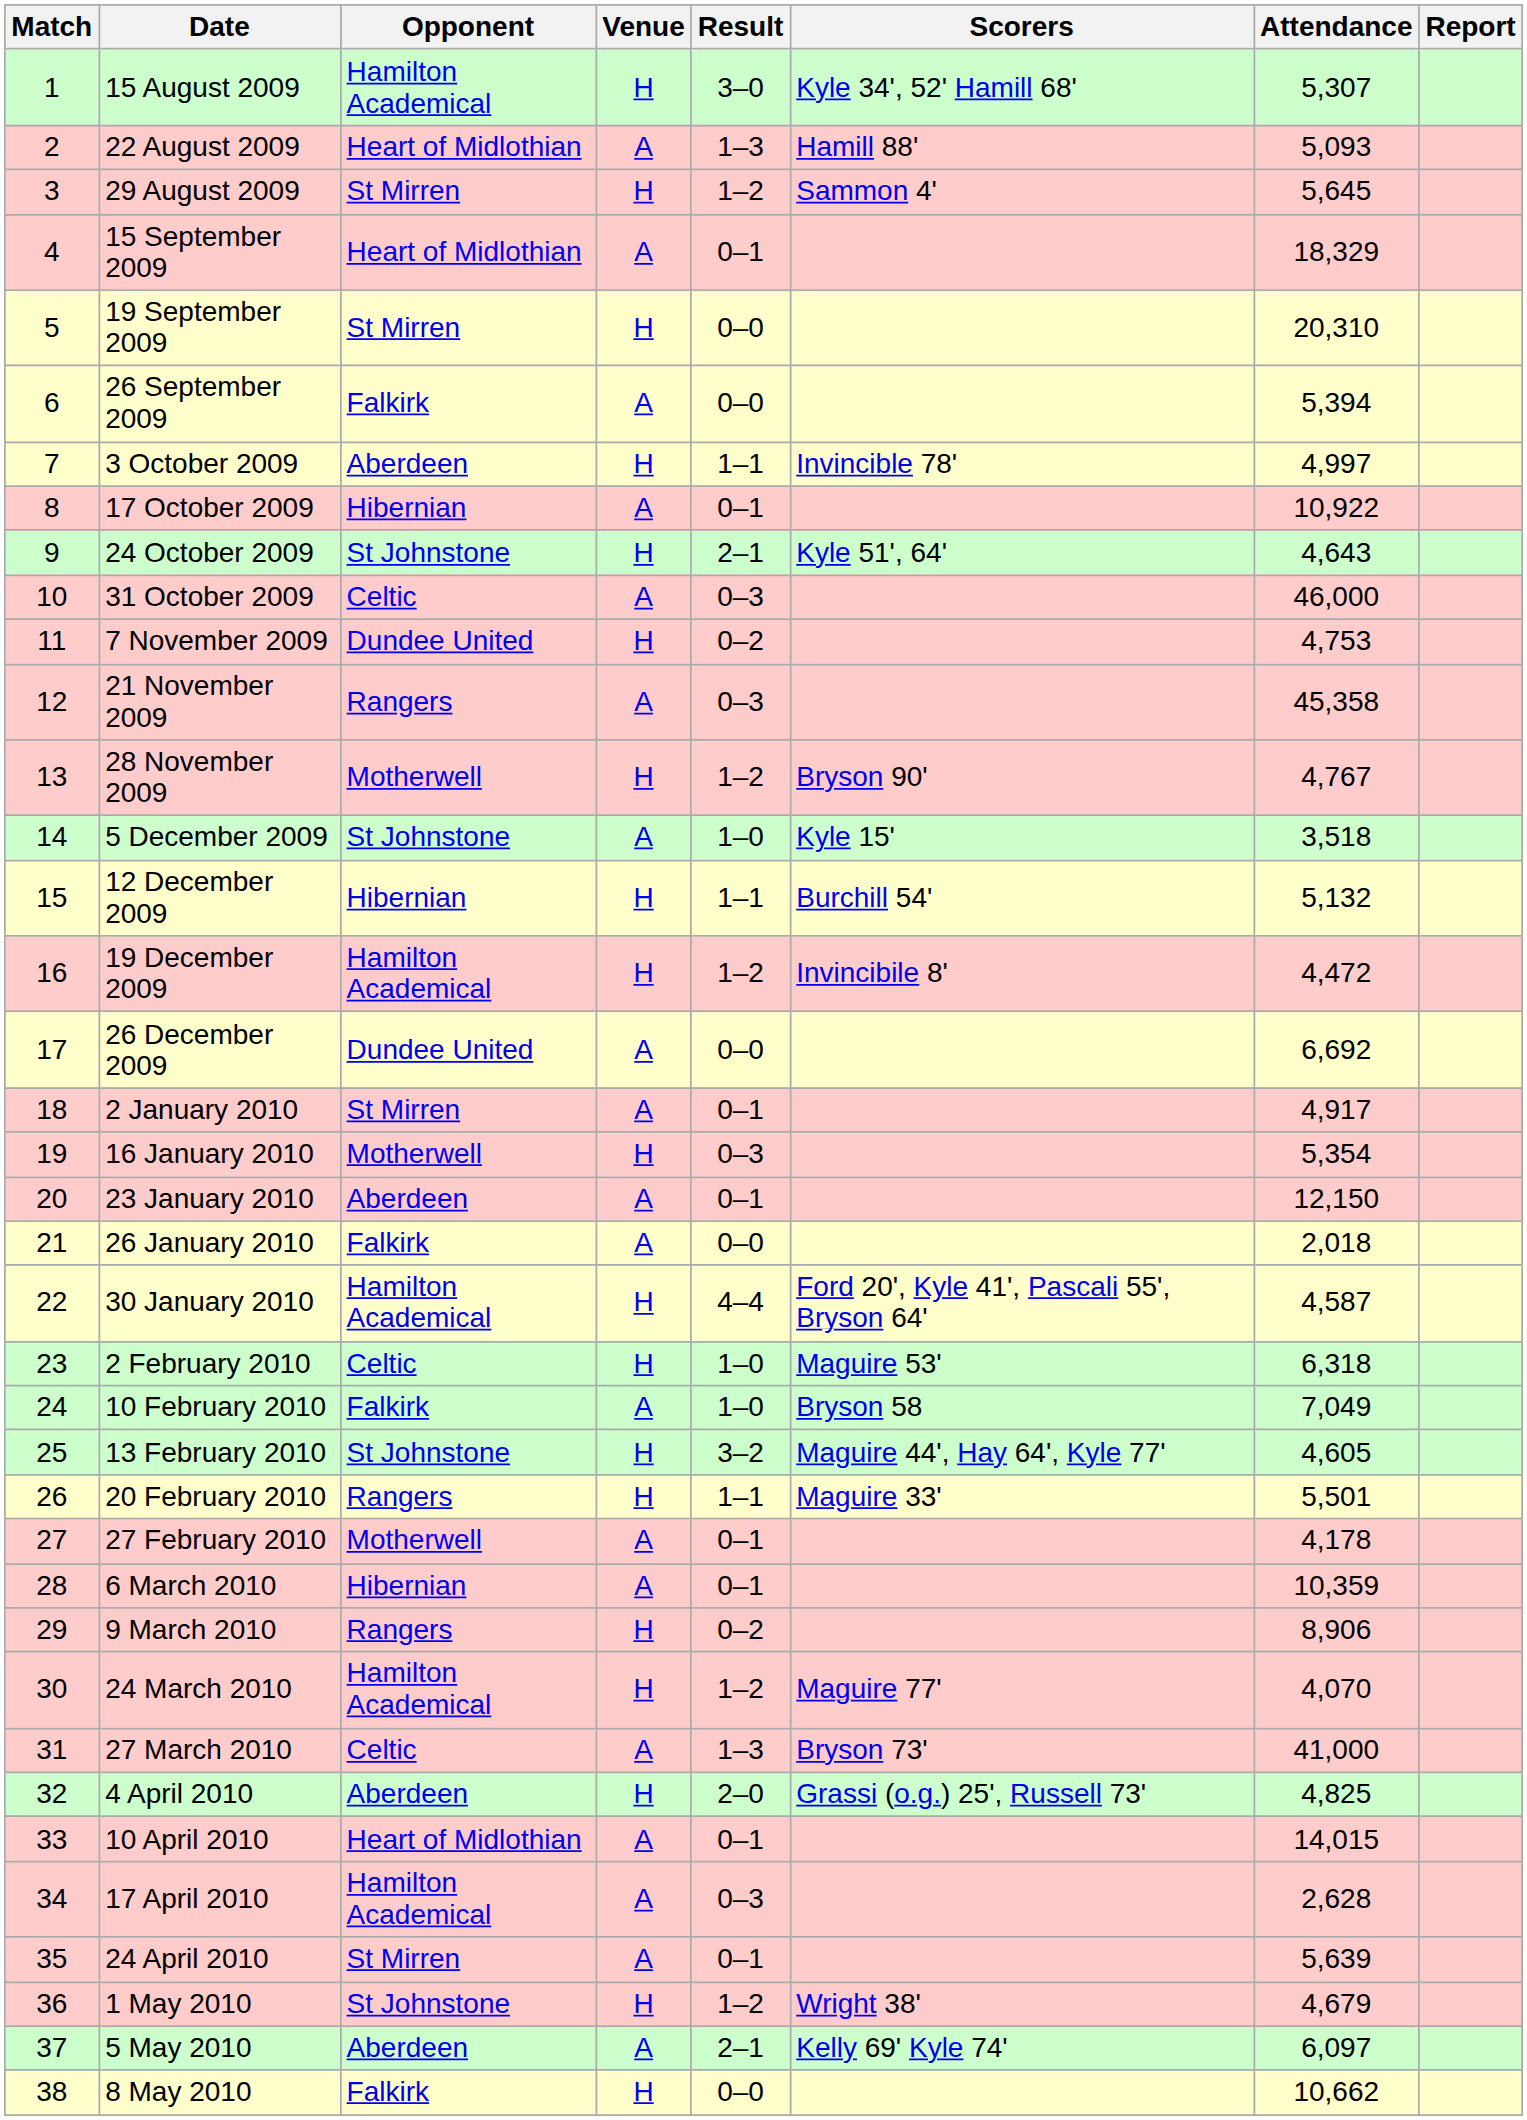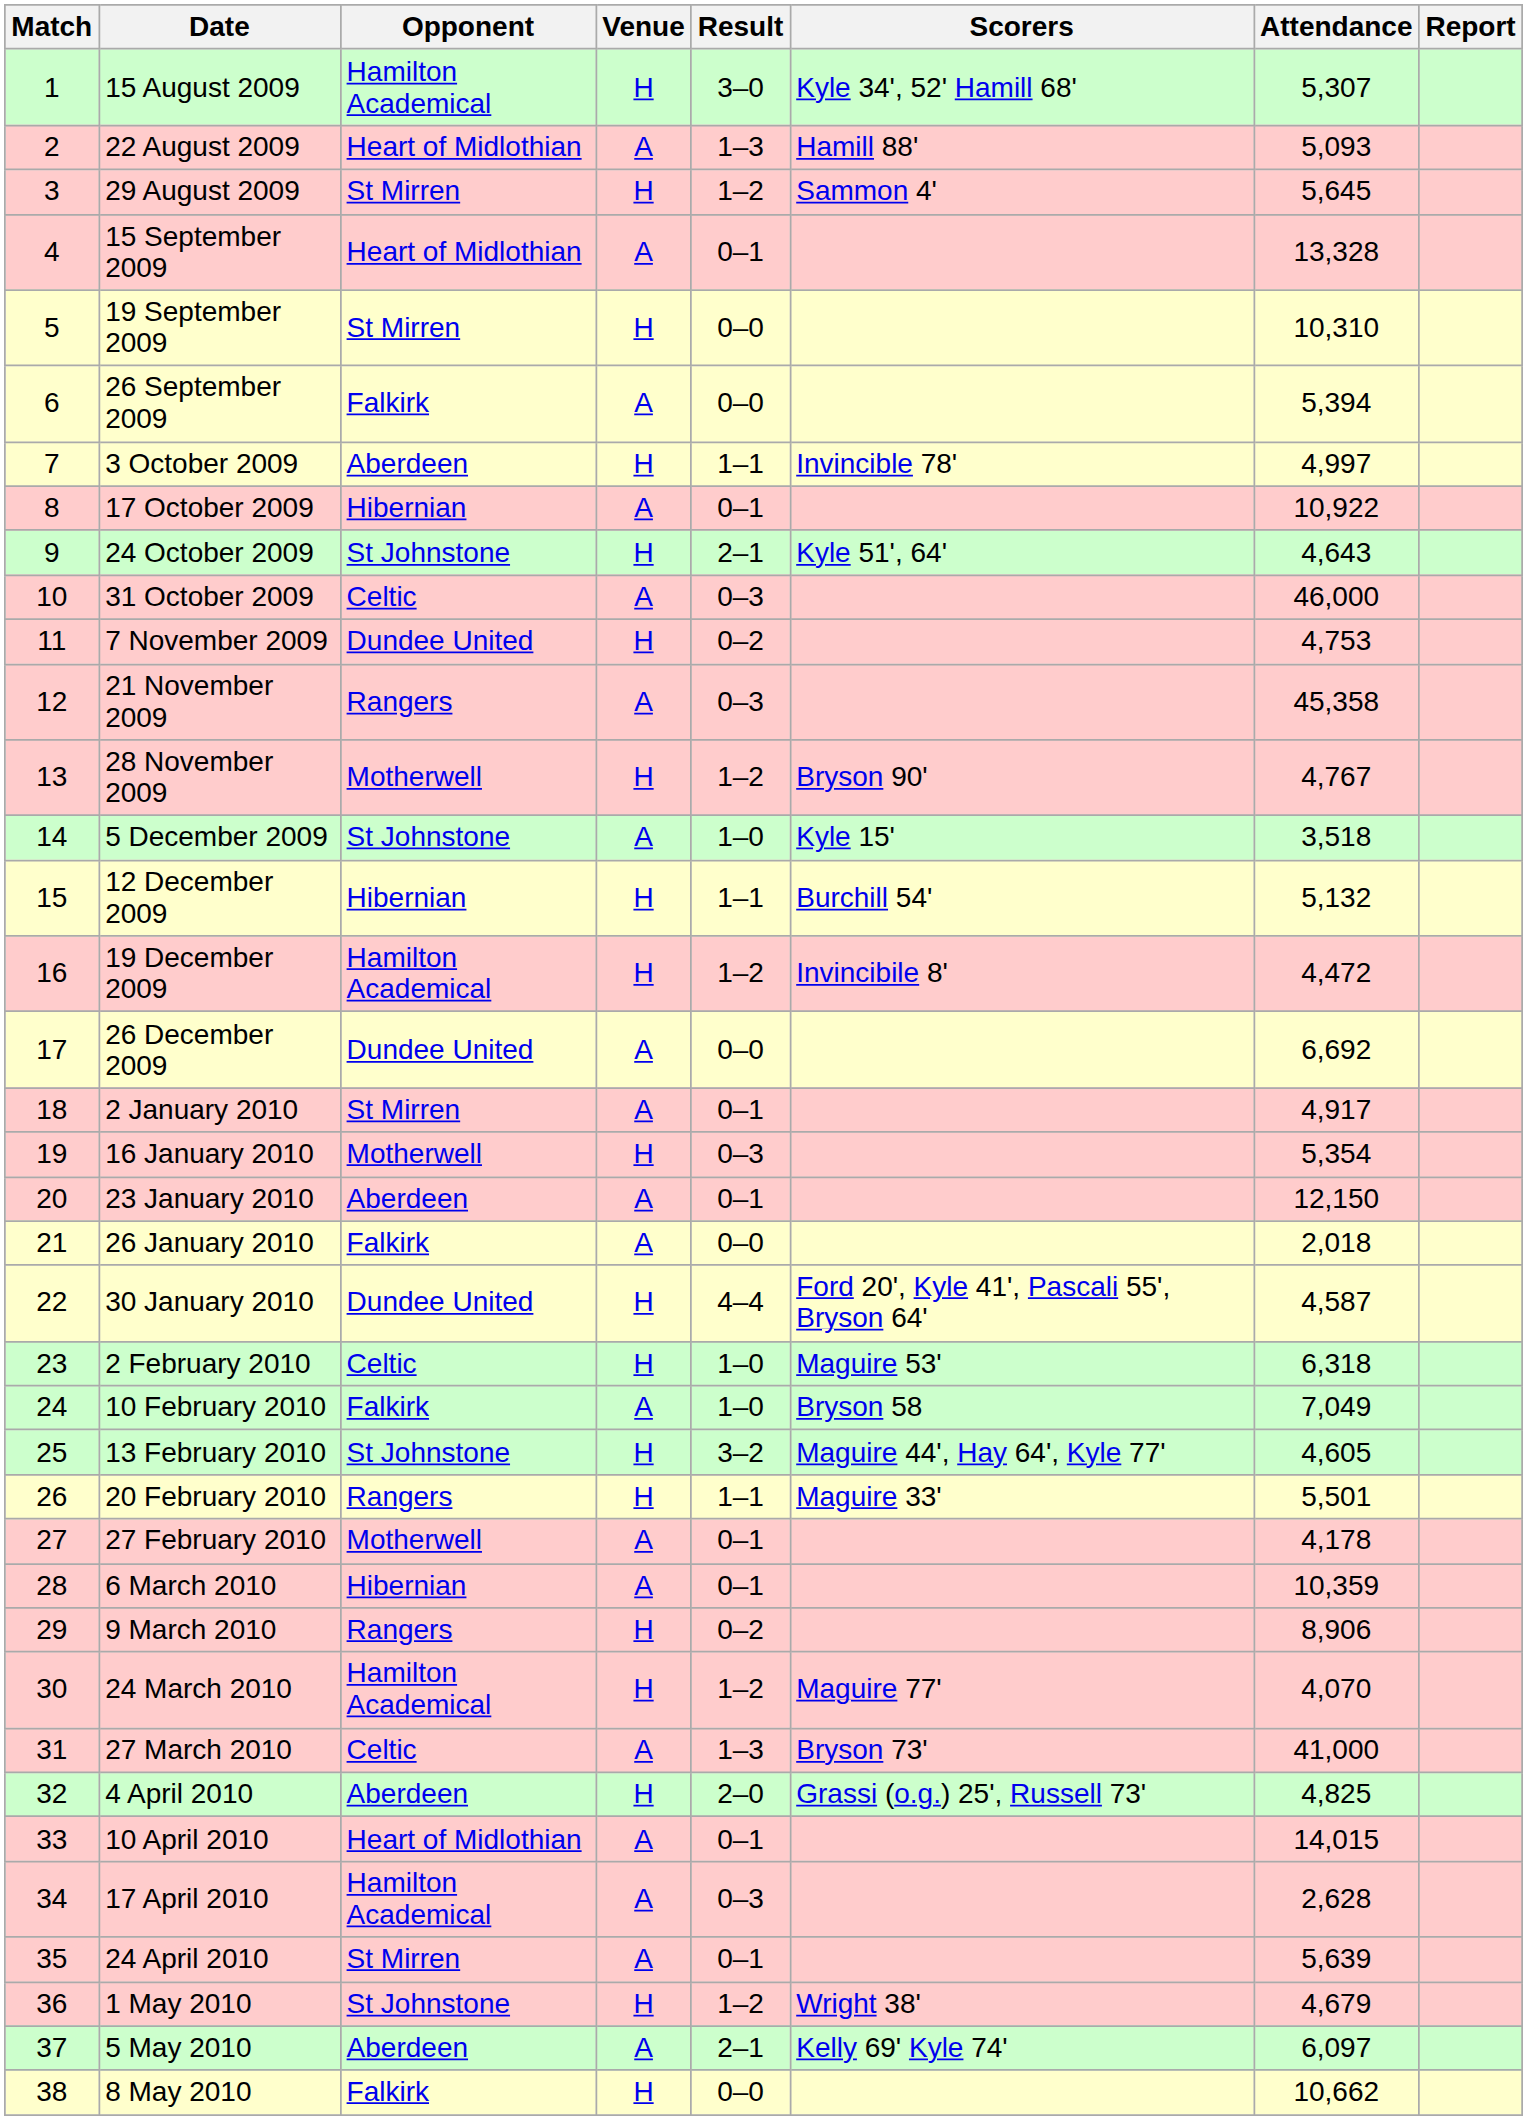(1336, 251) 18,329 -> (1336, 251) 13,328
(1336, 327) 20,310 -> (1336, 327) 10,310
(419, 1302) Hamilton Academical -> (440, 1302) Dundee United
